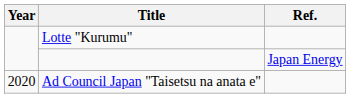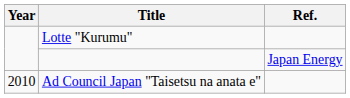(22, 81) 2020 -> (22, 81) 2010
